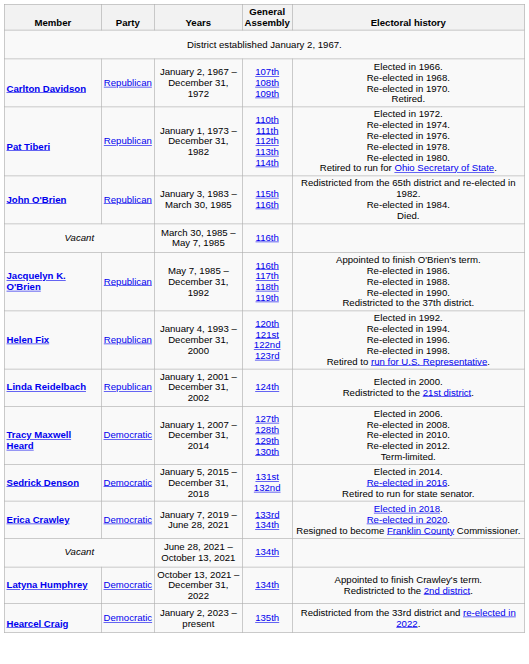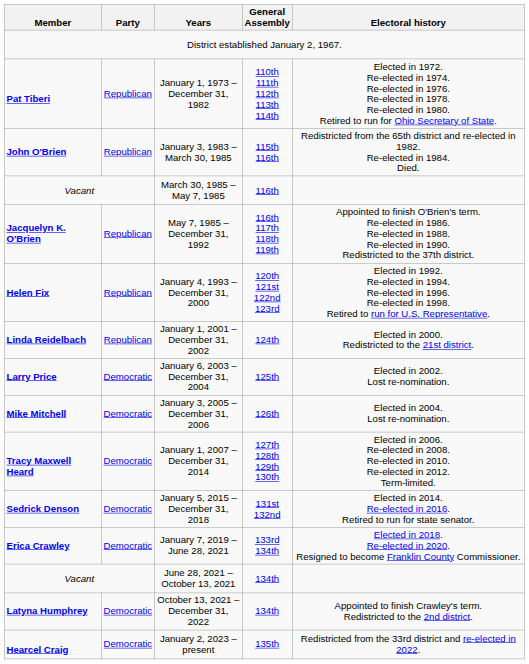- row: (198, 83)
+ row: (198, 377)
+ row: (198, 413)
